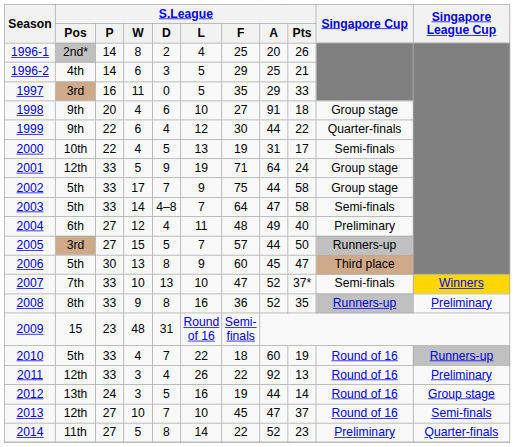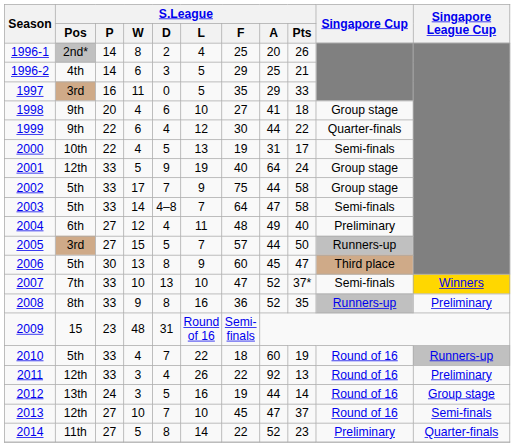(274, 110) 91 -> (274, 110) 41
(241, 168) 71 -> (241, 168) 40
